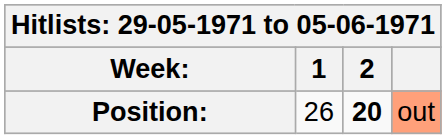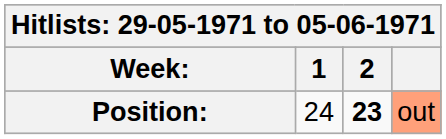(319, 111) 26 -> (319, 111) 24
(367, 111) 20 -> (367, 111) 23
